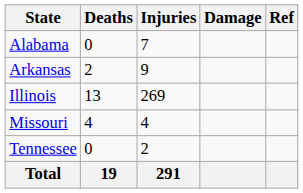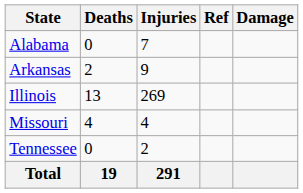columns swapped: (233, 17) <-> (282, 17)
